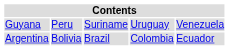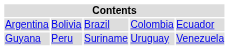rows swapped: (27, 39) <-> (23, 24)
